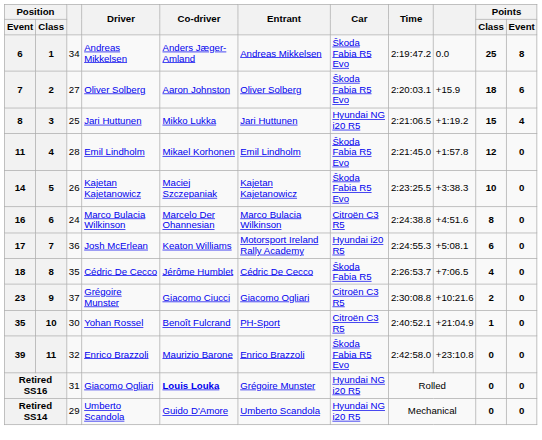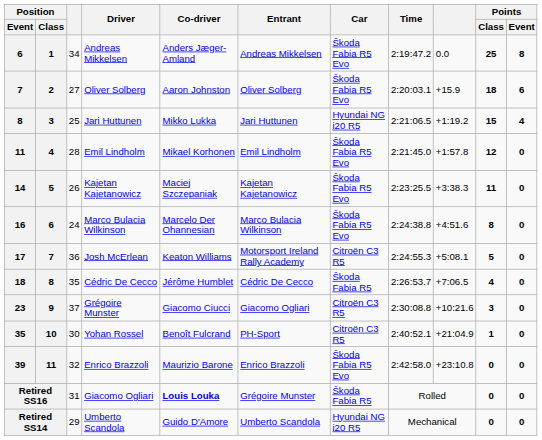(491, 188) 10 -> (491, 188) 11
(355, 219) Citroën C3 R5 -> (352, 225) Škoda Fabia R5 Evo
(358, 245) Hyundai i20 R5 -> (355, 256) Citroën C3 R5
(491, 245) 6 -> (491, 256) 5
(491, 297) 2 -> (491, 308) 3
(359, 385) Hyundai NG i20 R5 -> (352, 396) Škoda Fabia R5
